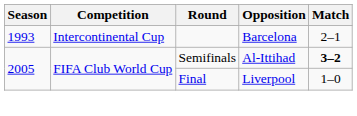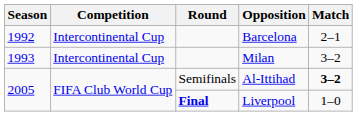(21, 36) 1993 -> (21, 36) 1992
+ row: (258, 57)
(192, 79) normal -> (193, 100) bold
